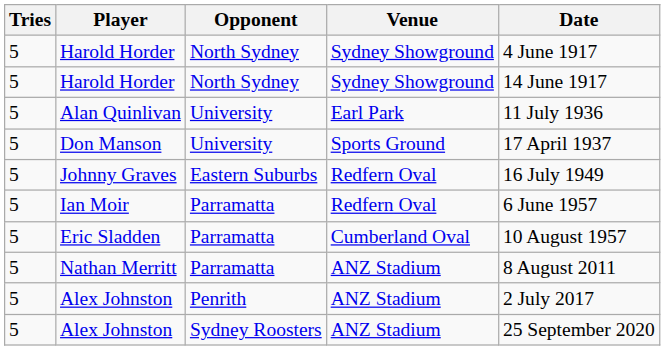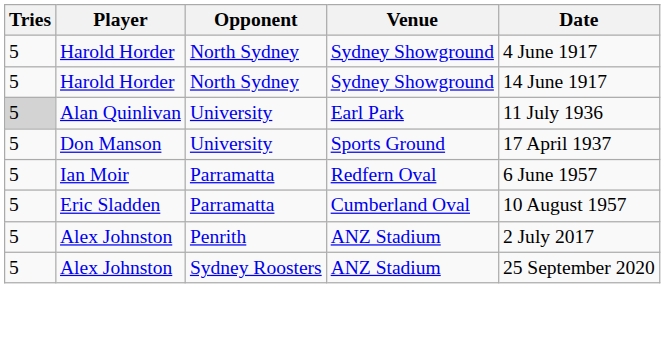(14, 112) no background -> (14, 112) lightgrey background
- row: (118, 174)
- row: (118, 267)
